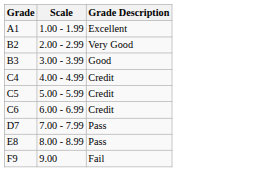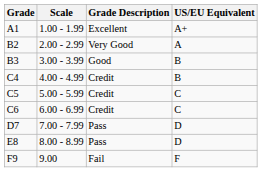+ column: (214, 12)
